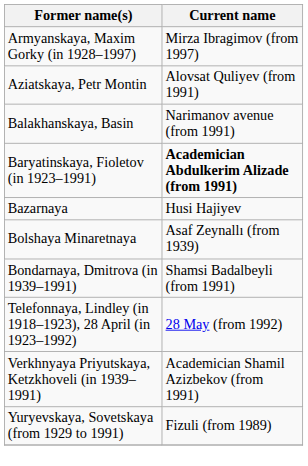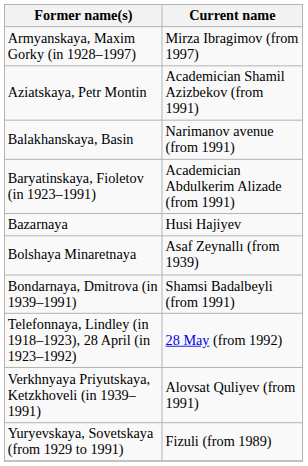(230, 84) Alovsat Quliyev (from 1991) -> (225, 92) Academician Shamil Azizbekov (from 1991)
(227, 170) bold -> (224, 186) normal
(225, 379) Academician Shamil Azizbekov (from 1991) -> (230, 395) Alovsat Quliyev (from 1991)
